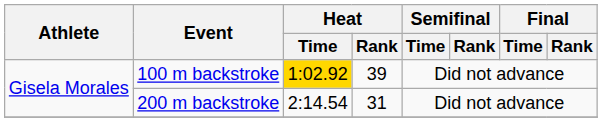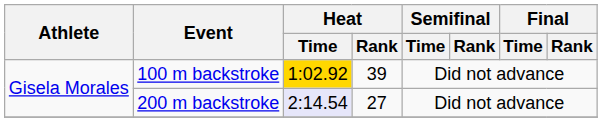(318, 103) no background -> (318, 103) lavender background
(377, 103) 31 -> (377, 103) 27
